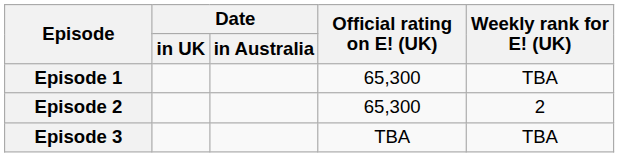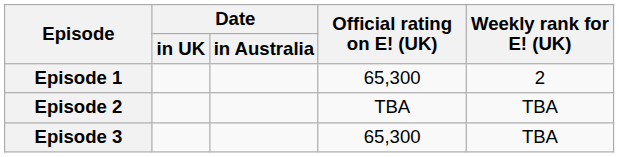(540, 78) TBA -> (540, 78) 2
(392, 107) 65,300 -> (392, 107) TBA
(540, 107) 2 -> (540, 107) TBA
(392, 136) TBA -> (392, 136) 65,300
